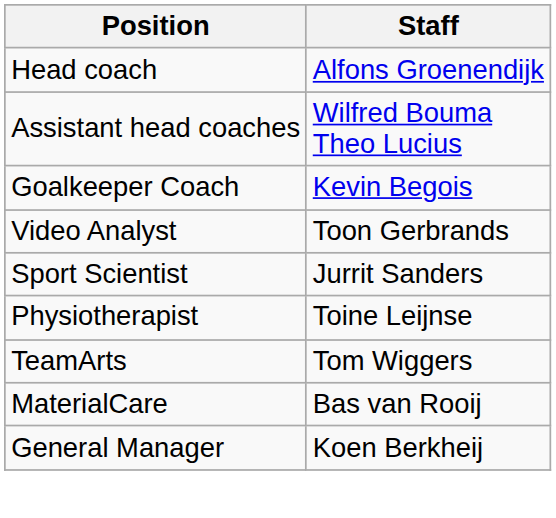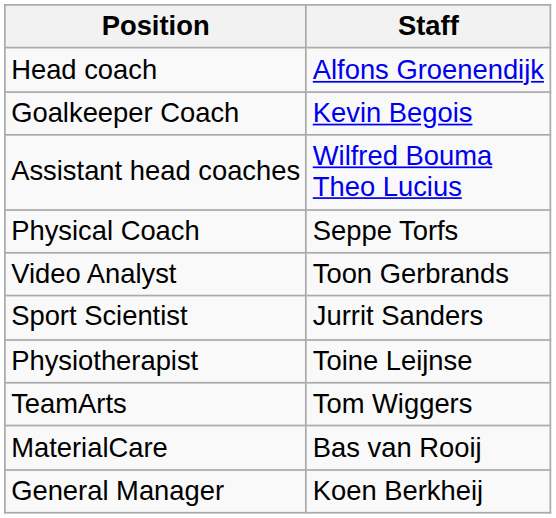rows swapped: (156, 128) <-> (125, 187)
+ row: (105, 230)
